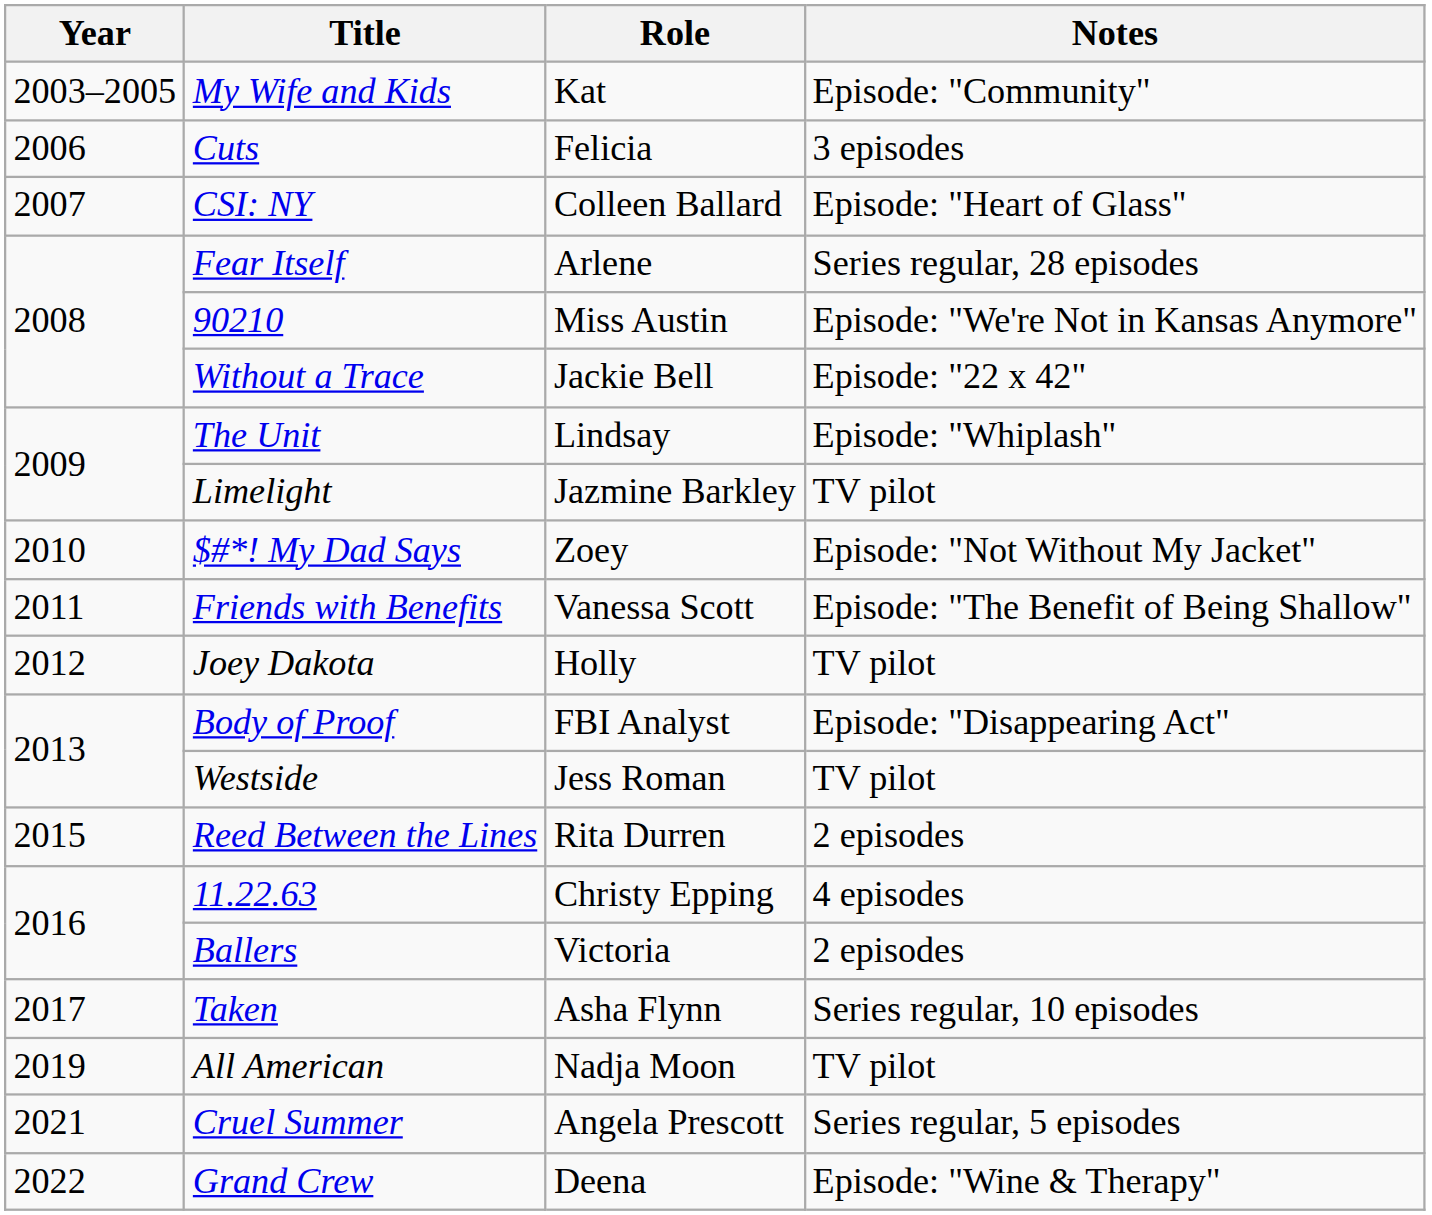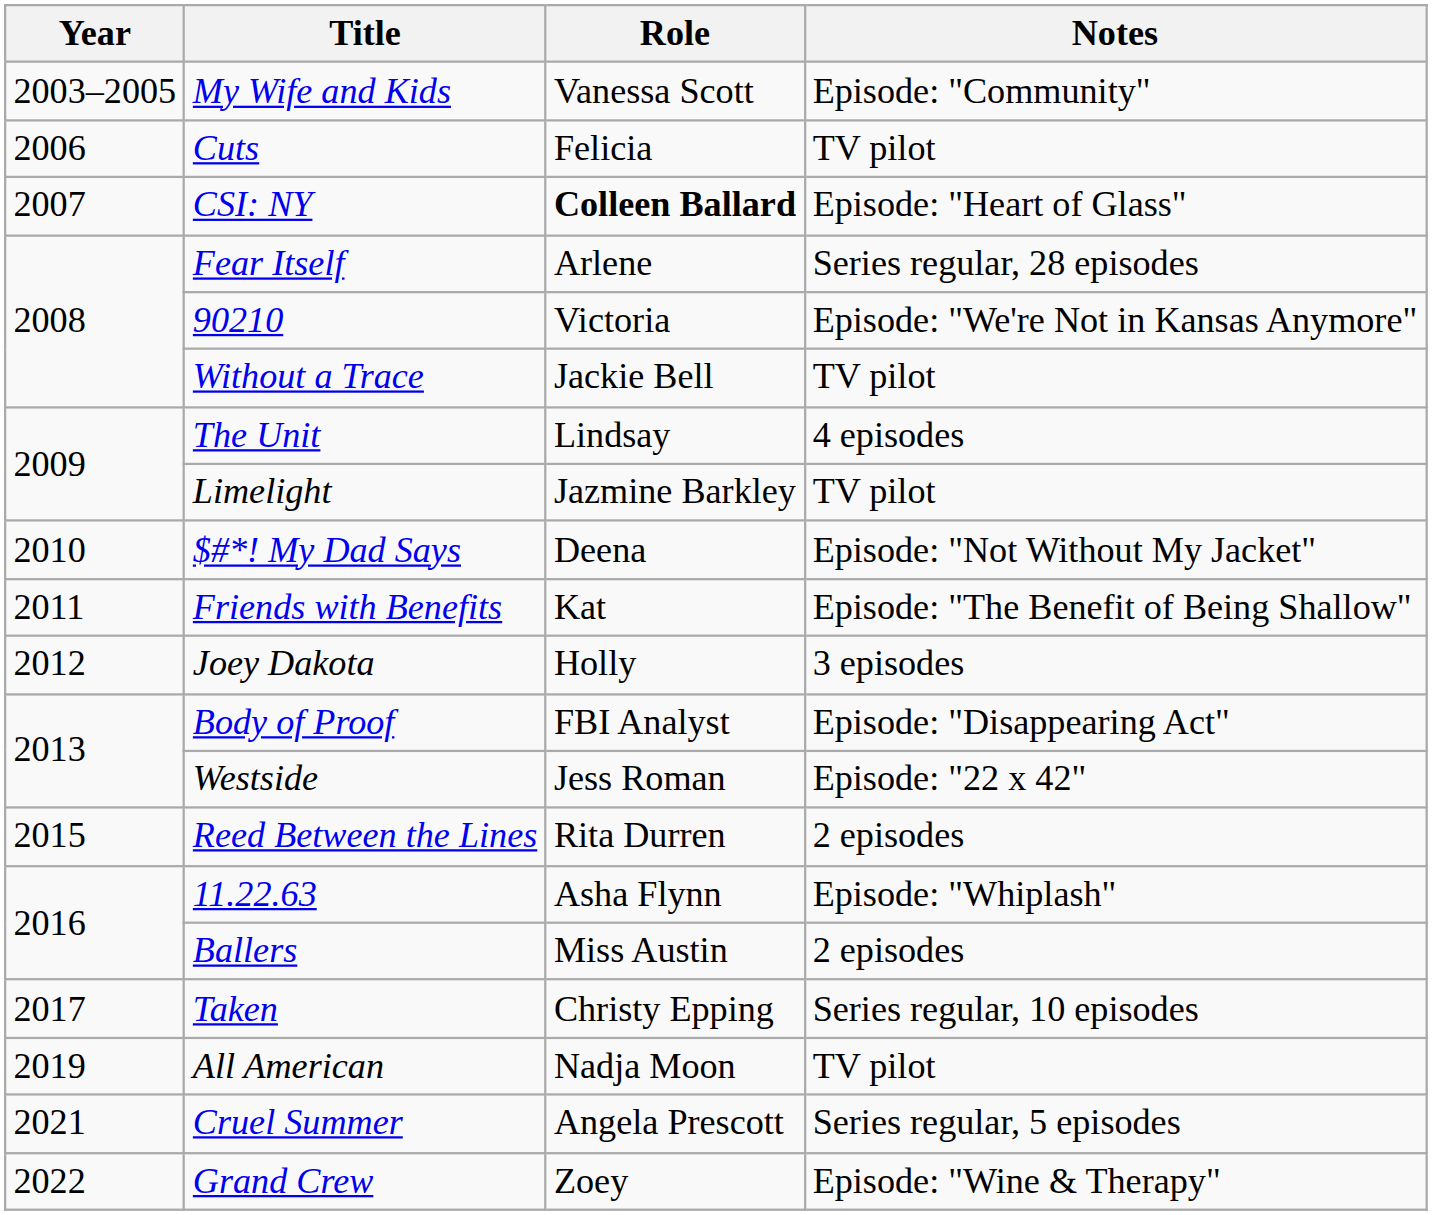(580, 90) Kat -> (654, 90) Vanessa Scott
(888, 147) 3 episodes -> (874, 147) TV pilot
(668, 205) normal -> (675, 205) bold
(641, 319) Miss Austin -> (612, 319) Victoria
(949, 377) Episode: "22 x 42" -> (874, 377) TV pilot
(964, 434) Episode: "Whiplash" -> (888, 434) 4 episodes
(591, 549) Zoey -> (600, 549) Deena
(654, 606) Vanessa Scott -> (580, 606) Kat
(874, 663) TV pilot -> (888, 663) 3 episodes
(874, 778) TV pilot -> (949, 778) Episode: "22 x 42"
(664, 893) Christy Epping -> (638, 893) Asha Flynn
(888, 893) 4 episodes -> (964, 893) Episode: "Whiplash"
(612, 950) Victoria -> (641, 950) Miss Austin
(638, 1008) Asha Flynn -> (664, 1008) Christy Epping
(600, 1180) Deena -> (591, 1180) Zoey
